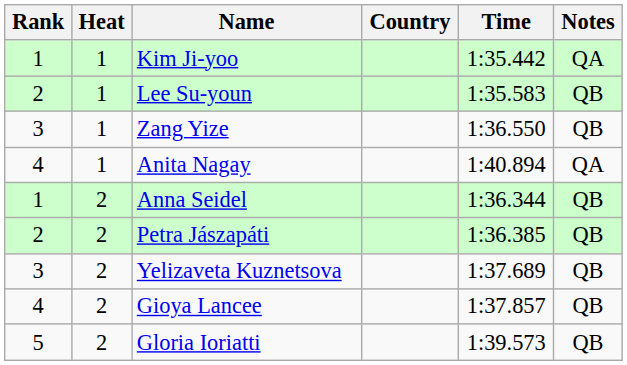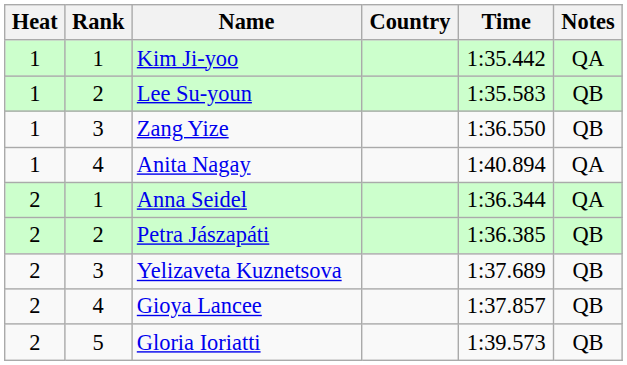columns swapped: (38, 22) <-> (102, 22)
(588, 199) QB -> (588, 199) QA
